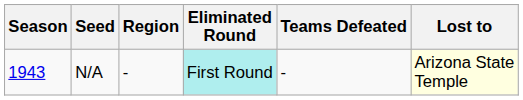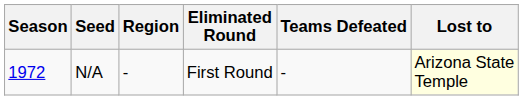(27, 72) 1943 -> (27, 72) 1972
(230, 72) paleturquoise background -> (230, 72) no background
